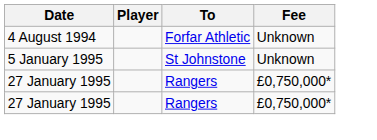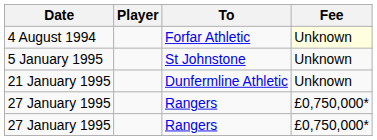(286, 37) no background -> (323, 37) lightyellow background
+ row: (59, 81)
